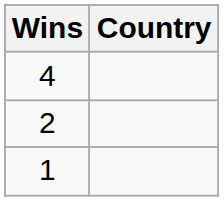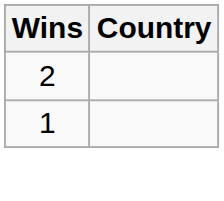- row: (47, 75)
